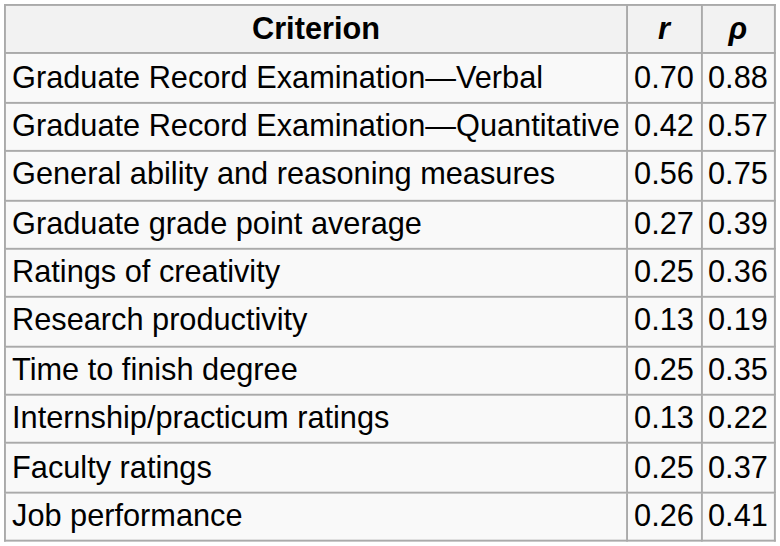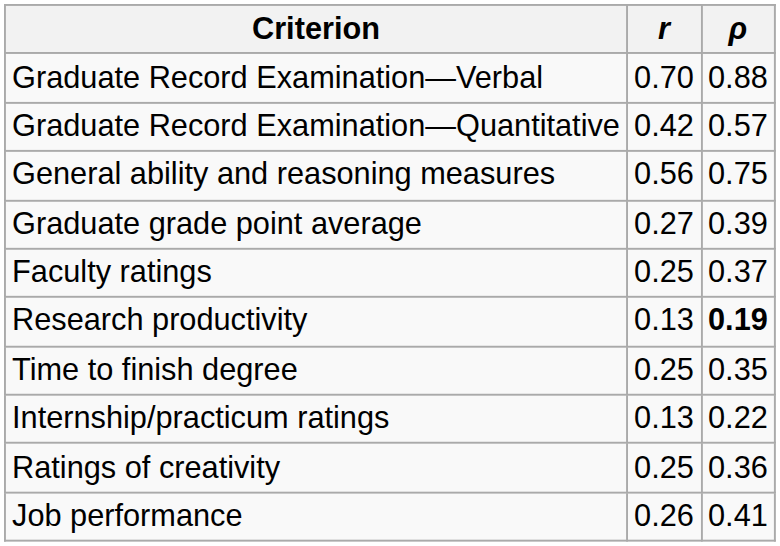rows swapped: (112, 467) <-> (146, 272)
(738, 321) normal -> (738, 321) bold
